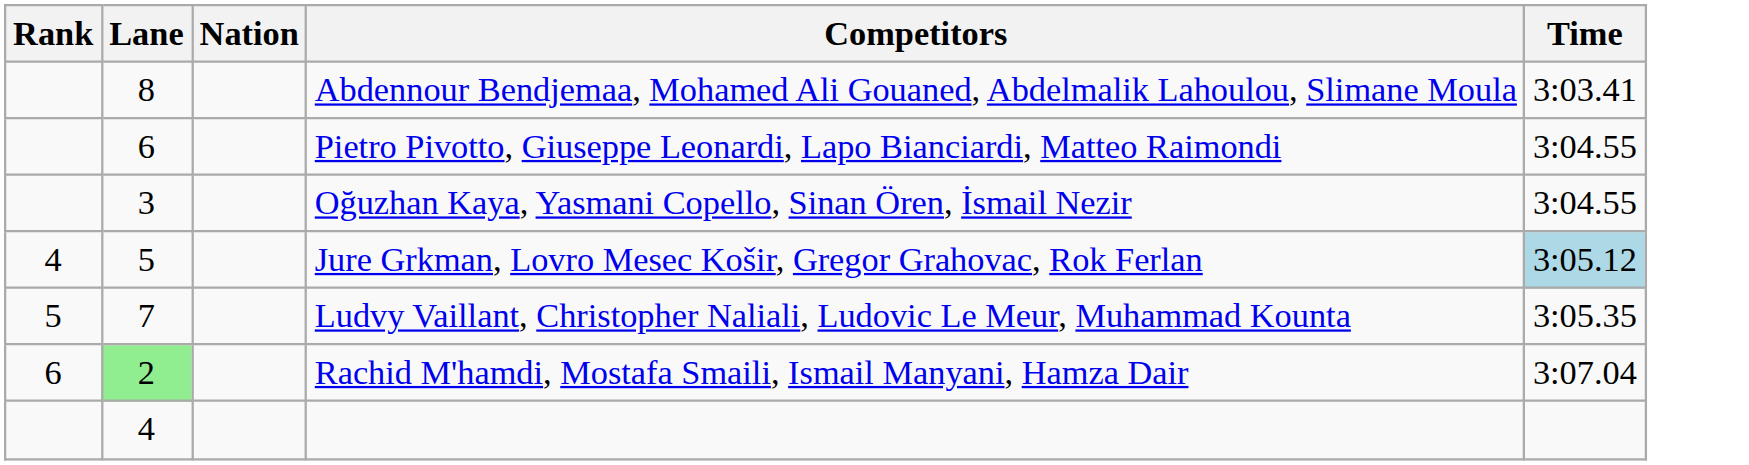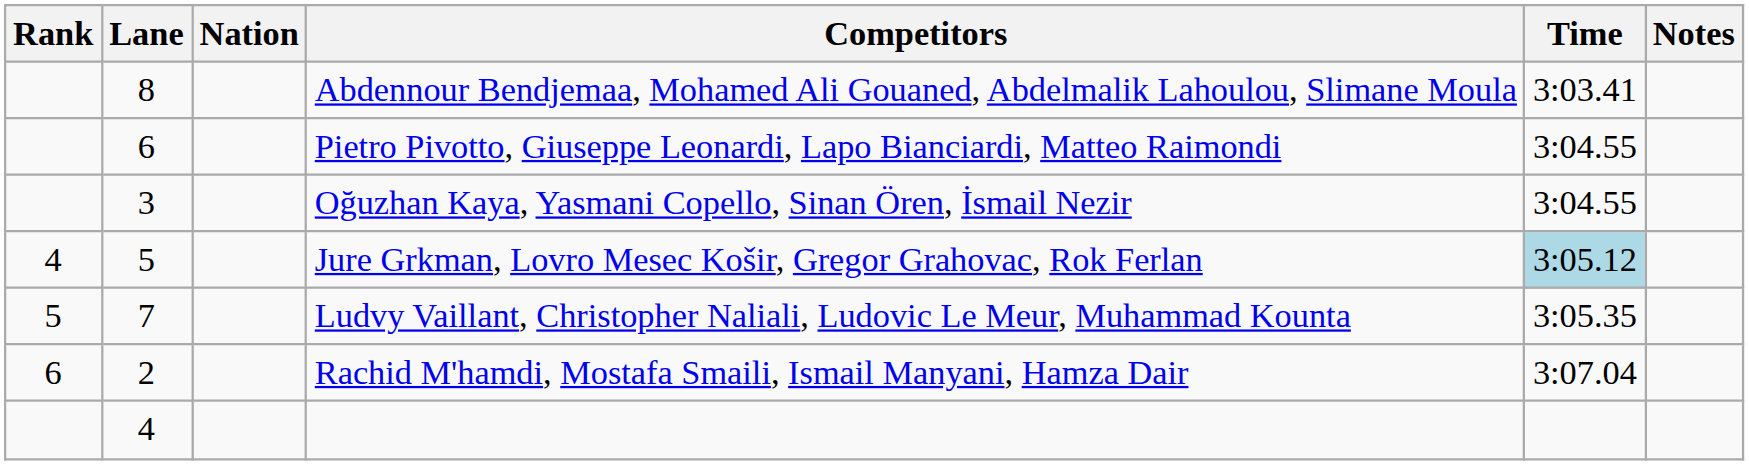+ column: (1694, 33)
(146, 372) lightgreen background -> (146, 372) no background
